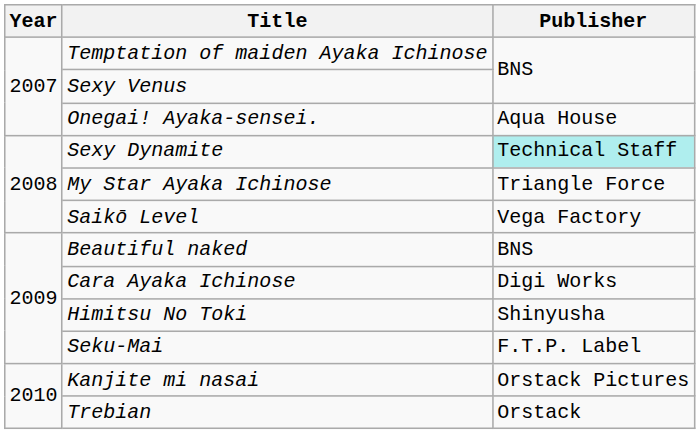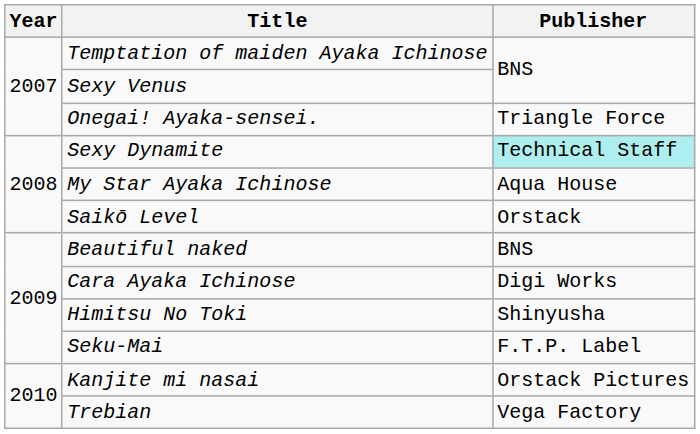(557, 119) Aqua House -> (581, 119) Triangle Force
(581, 184) Triangle Force -> (557, 184) Aqua House
(569, 217) Vega Factory -> (539, 217) Orstack
(539, 413) Orstack -> (569, 413) Vega Factory
